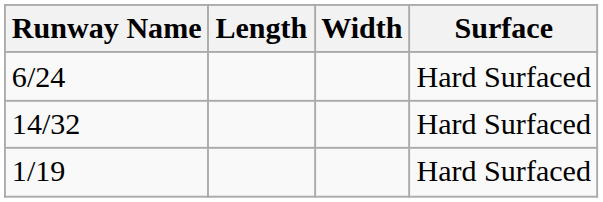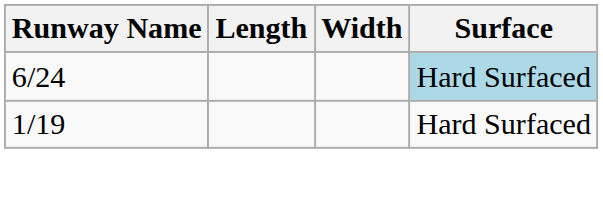(504, 76) no background -> (504, 76) lightblue background
- row: (46, 123)
